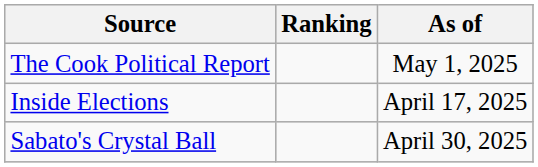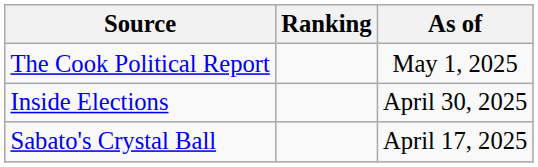(455, 102) April 17, 2025 -> (455, 102) April 30, 2025
(455, 141) April 30, 2025 -> (455, 141) April 17, 2025
